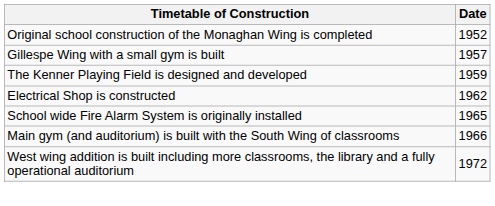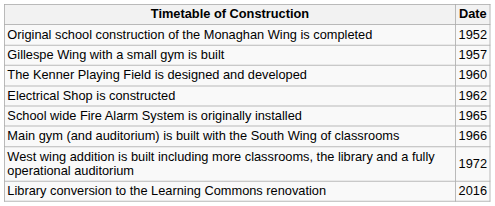(473, 75) 1959 -> (473, 75) 1960
+ row: (167, 191)
